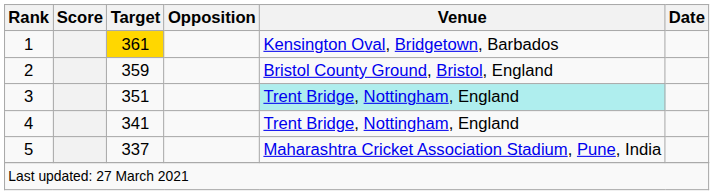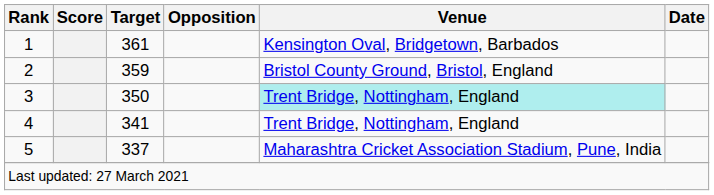(135, 44) gold background -> (135, 44) no background
(135, 96) 351 -> (135, 96) 350
